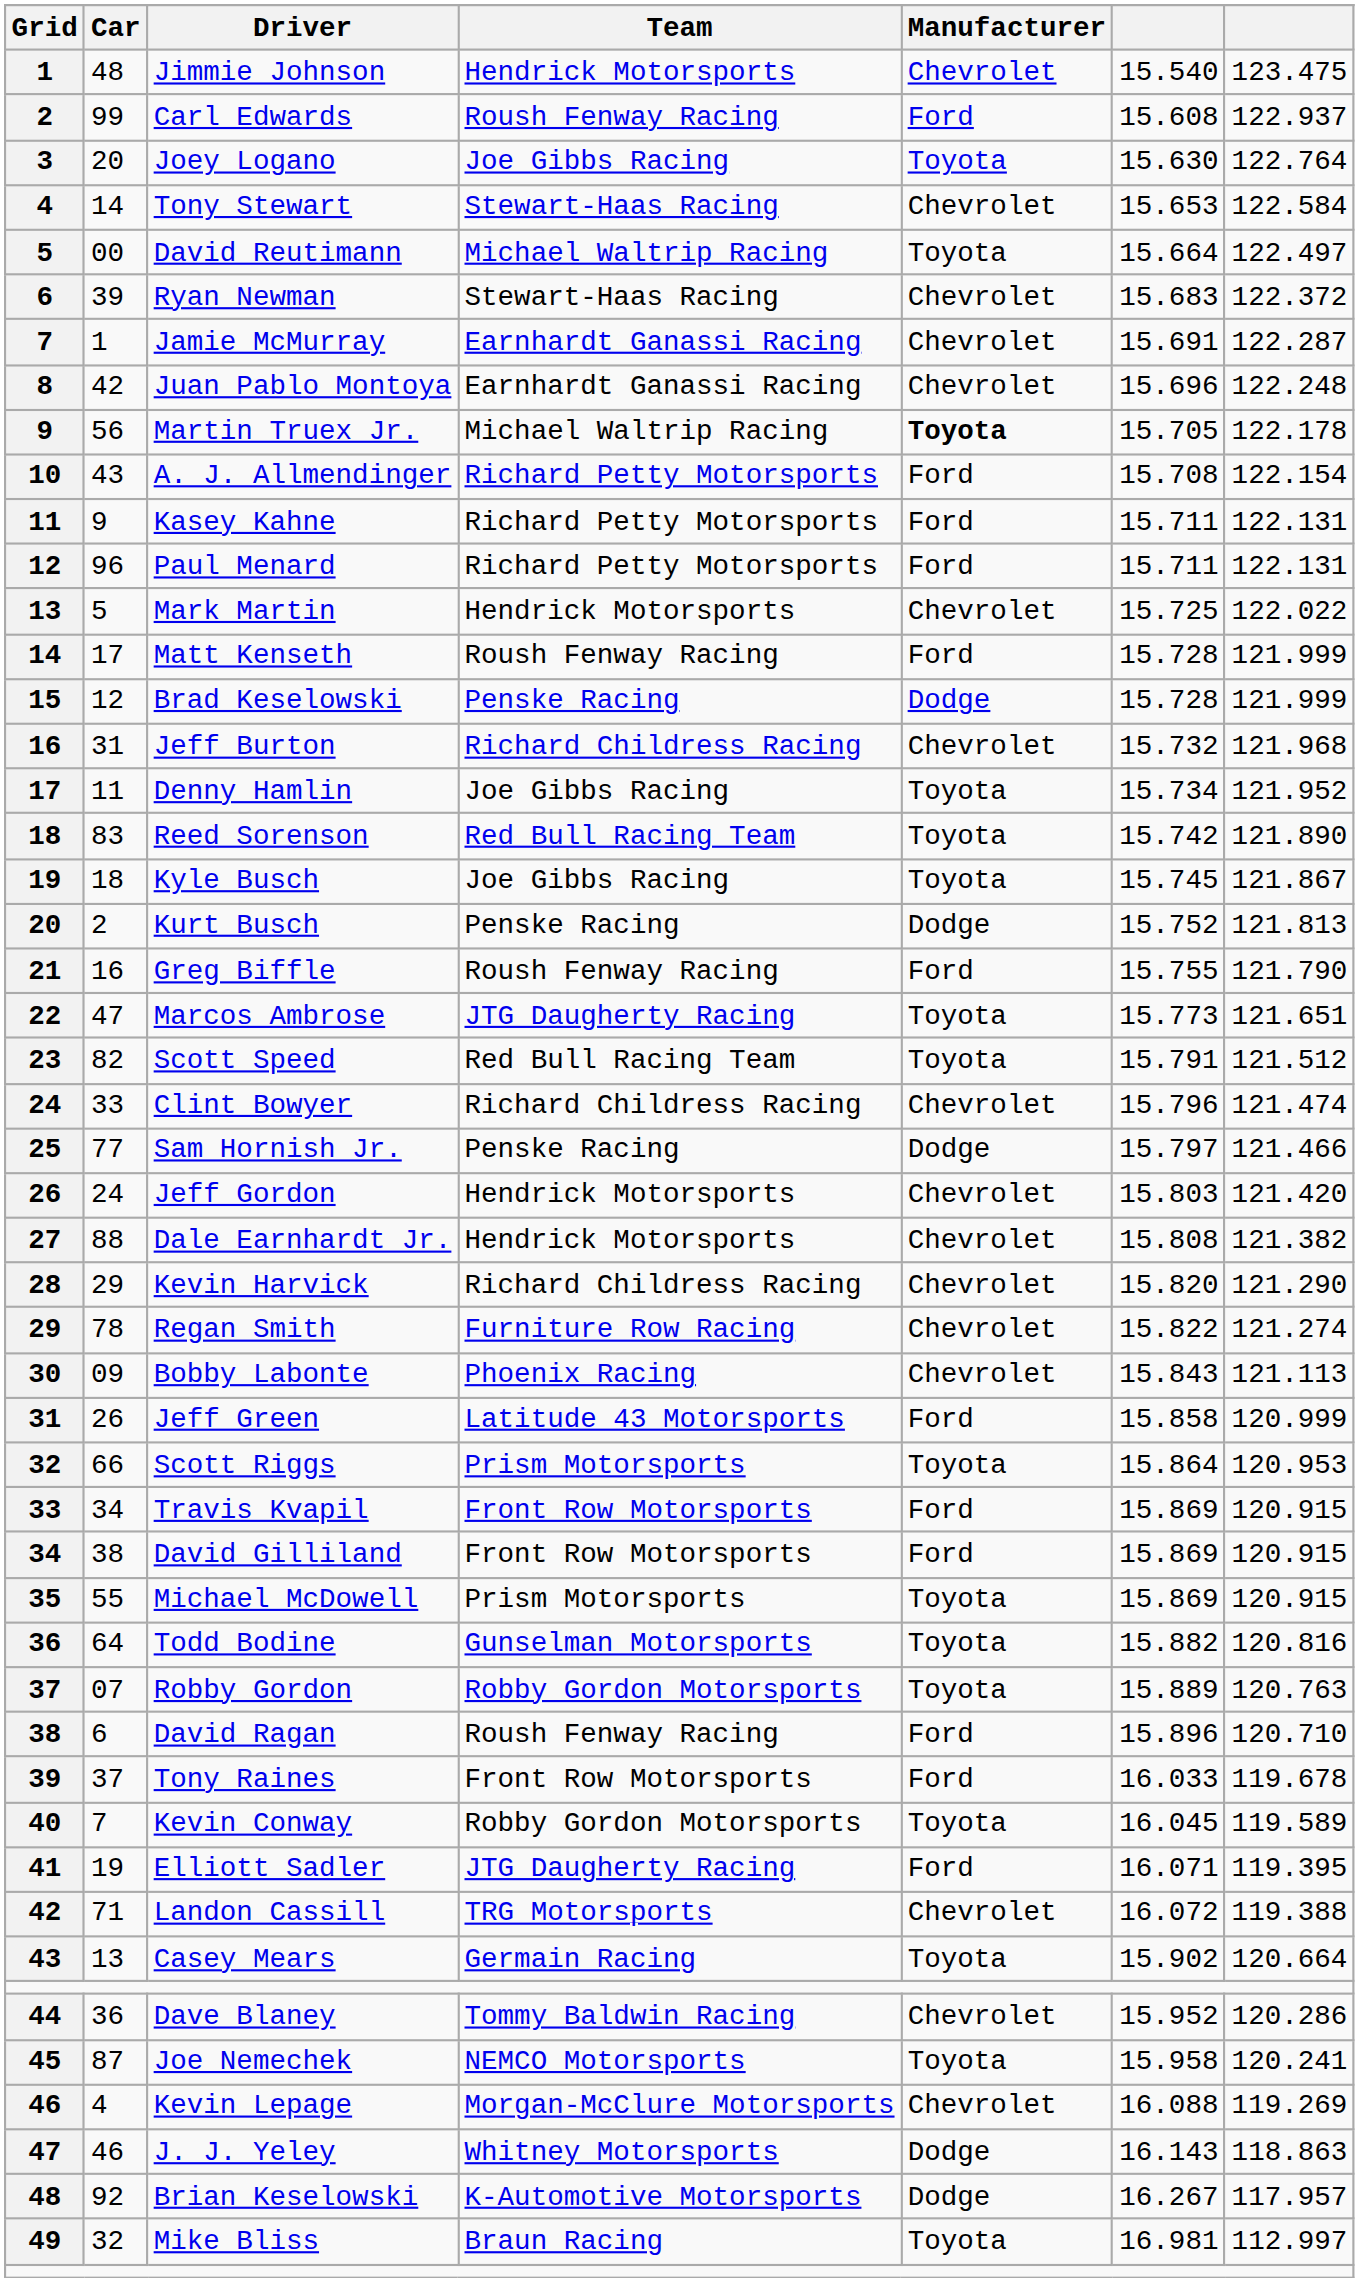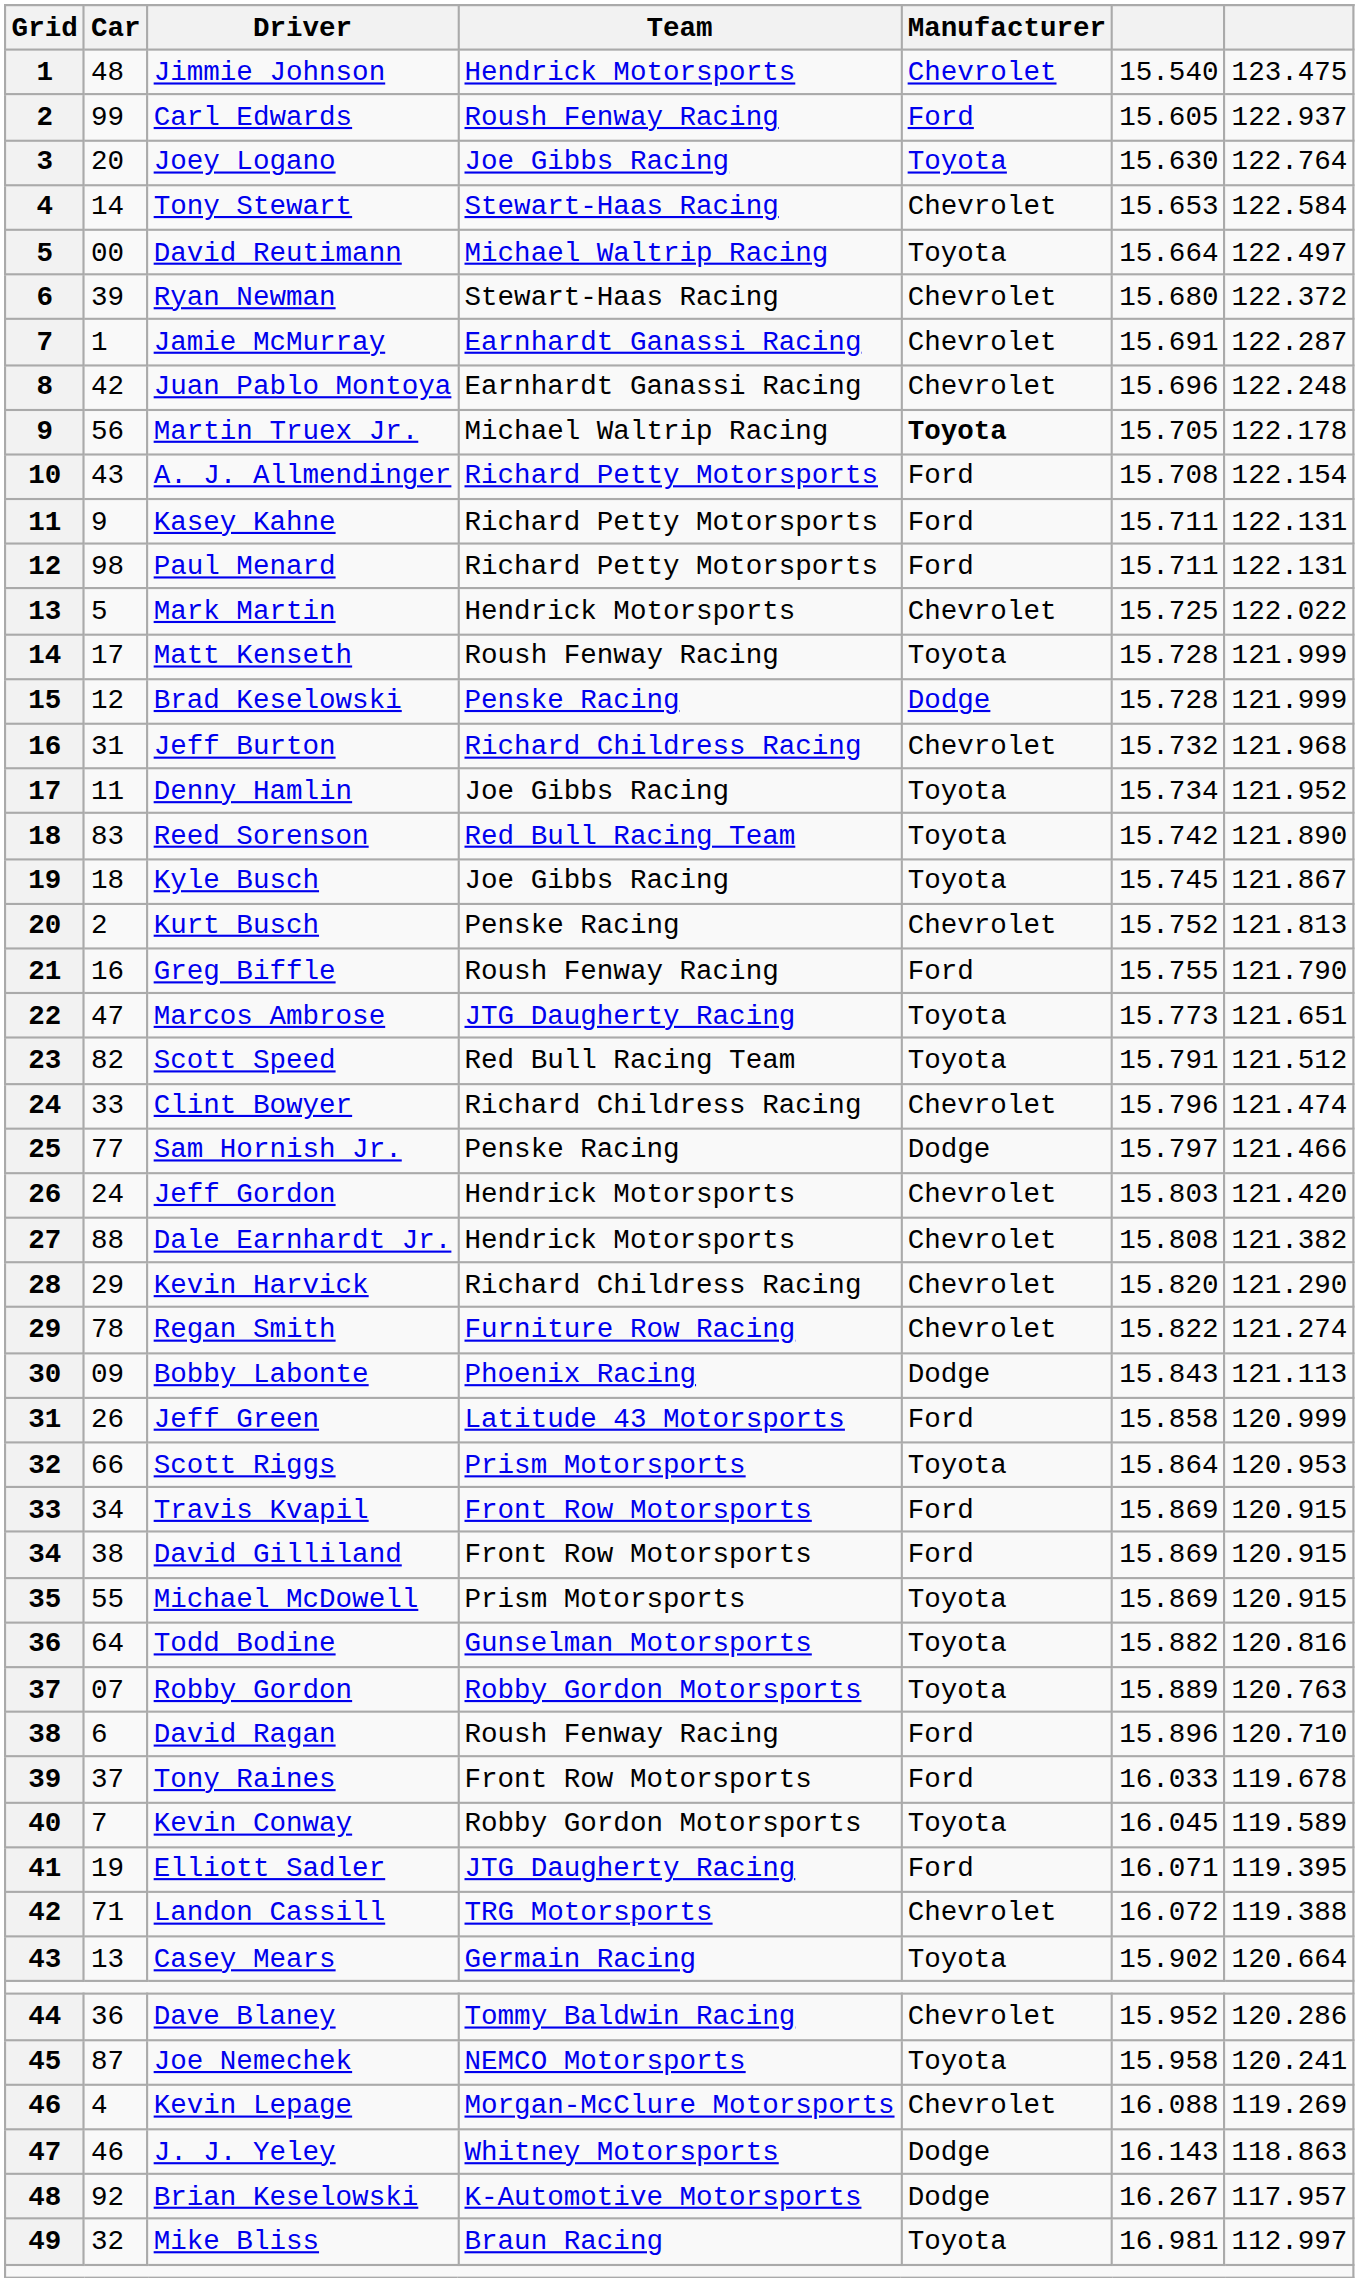(1169, 117) 15.608 -> (1169, 117) 15.605
(1169, 297) 15.683 -> (1169, 297) 15.680
(107, 567) 96 -> (107, 567) 98
(941, 656) Ford -> (957, 656) Toyota
(949, 926) Dodge -> (982, 926) Chevrolet
(982, 1375) Chevrolet -> (949, 1375) Dodge
